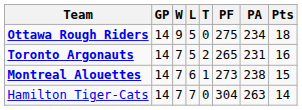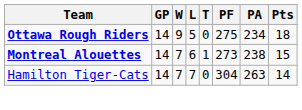- row: (71, 55)
